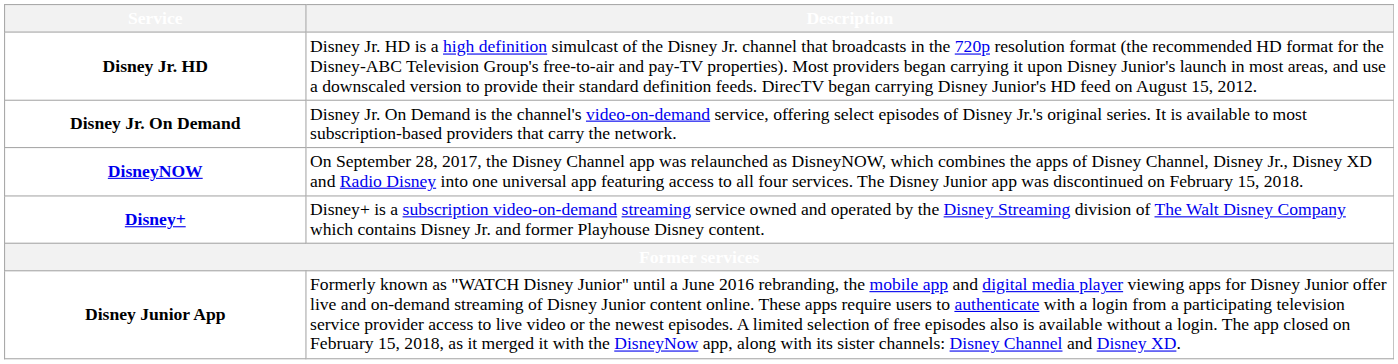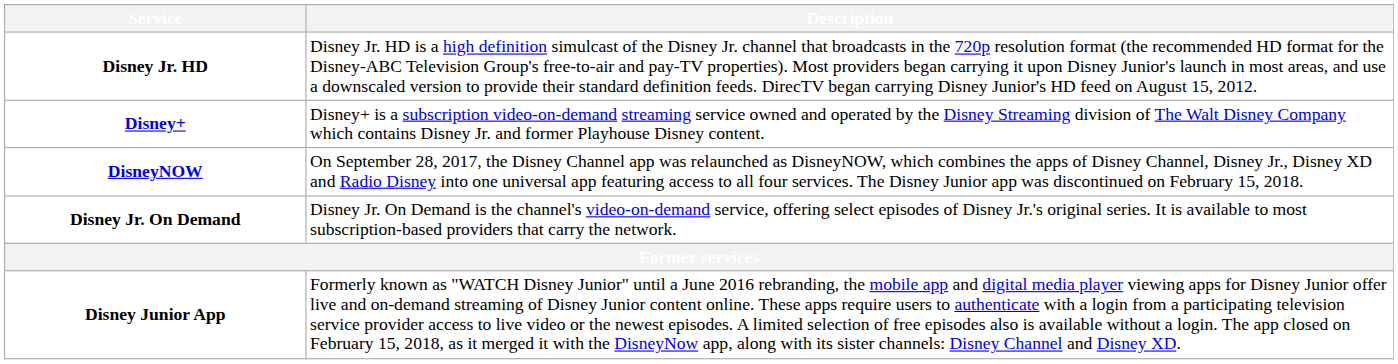rows swapped: (155, 123) <-> (155, 219)
